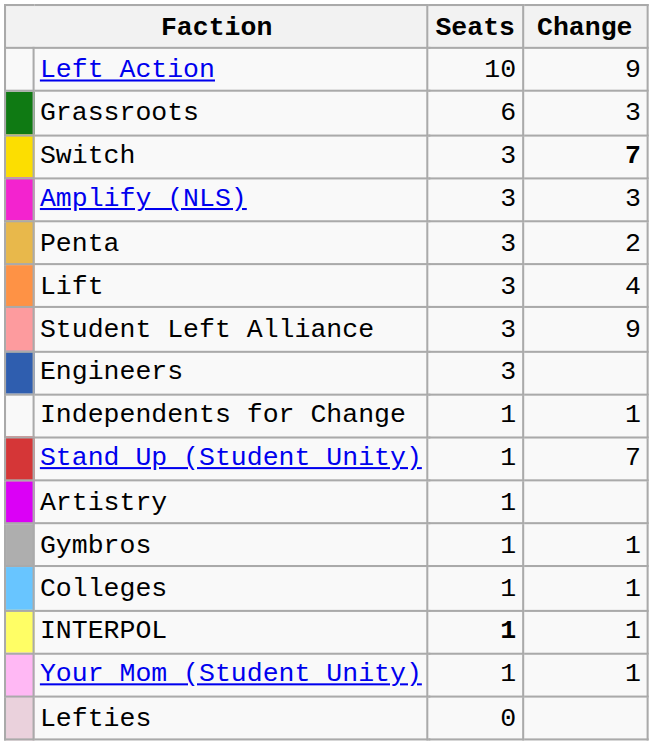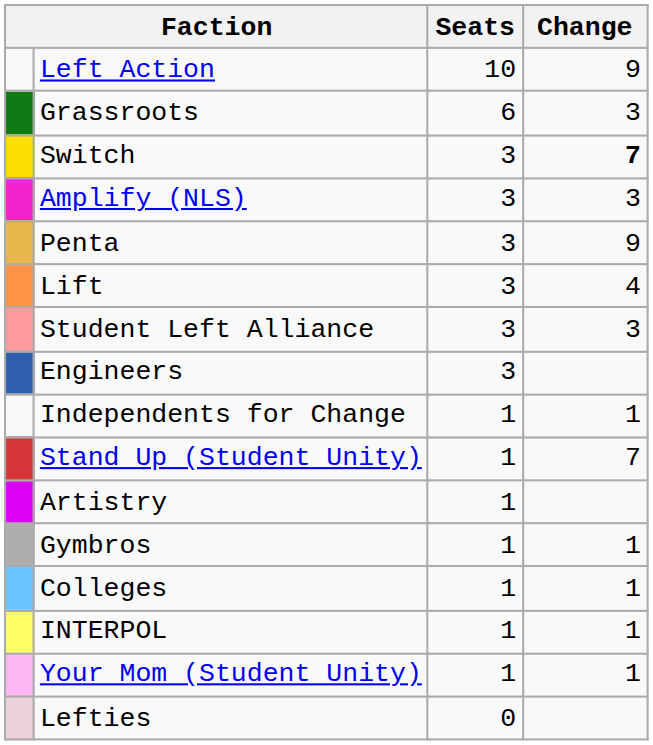(633, 243) 2 -> (633, 243) 9
(633, 329) 9 -> (633, 329) 3
(508, 632) bold -> (508, 632) normal
